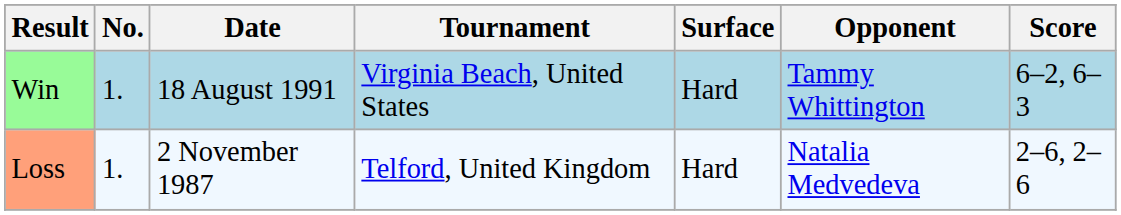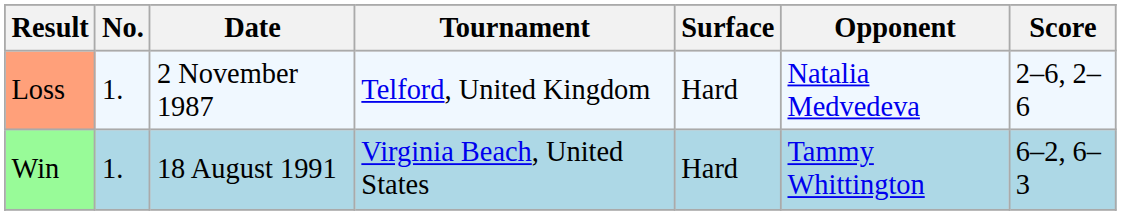rows swapped: (38, 168) <-> (35, 89)
